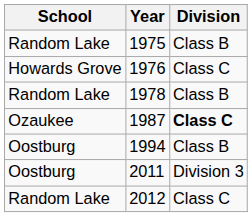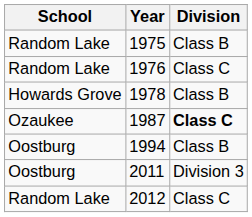(65, 69) Howards Grove -> (59, 69) Random Lake
(59, 95) Random Lake -> (65, 95) Howards Grove
